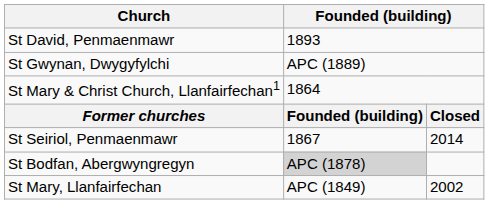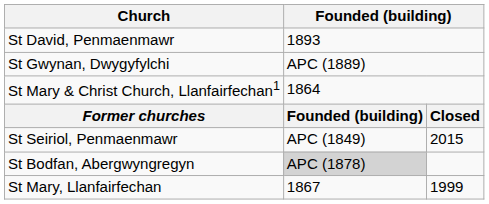(304, 139) 1867 -> (326, 139) APC (1849)
(447, 139) 2014 -> (447, 139) 2015
(326, 187) APC (1849) -> (304, 187) 1867
(447, 187) 2002 -> (447, 187) 1999
